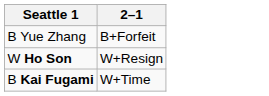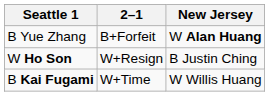+ column: (215, 15)
